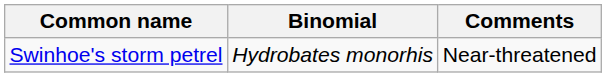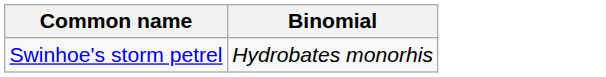- column: (520, 21)
